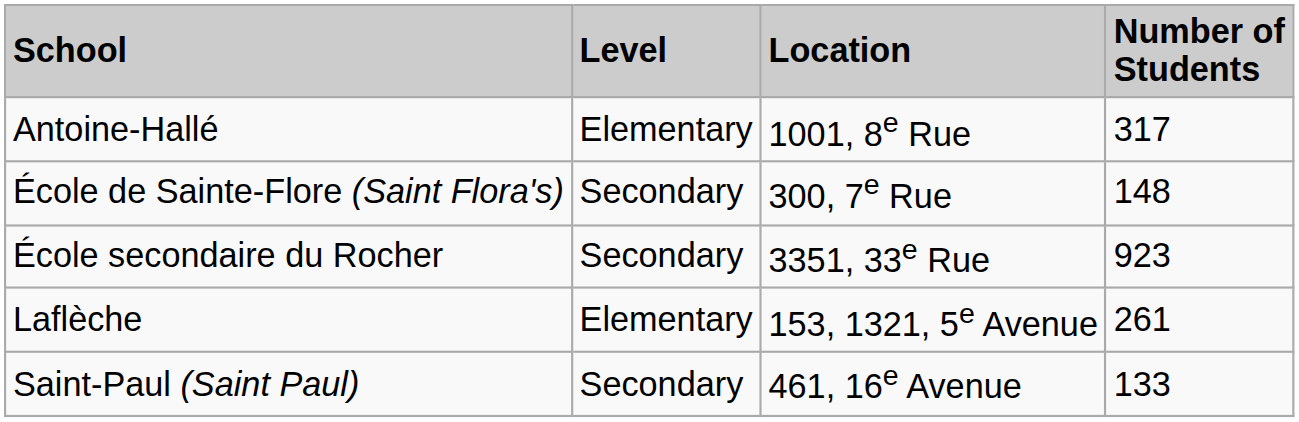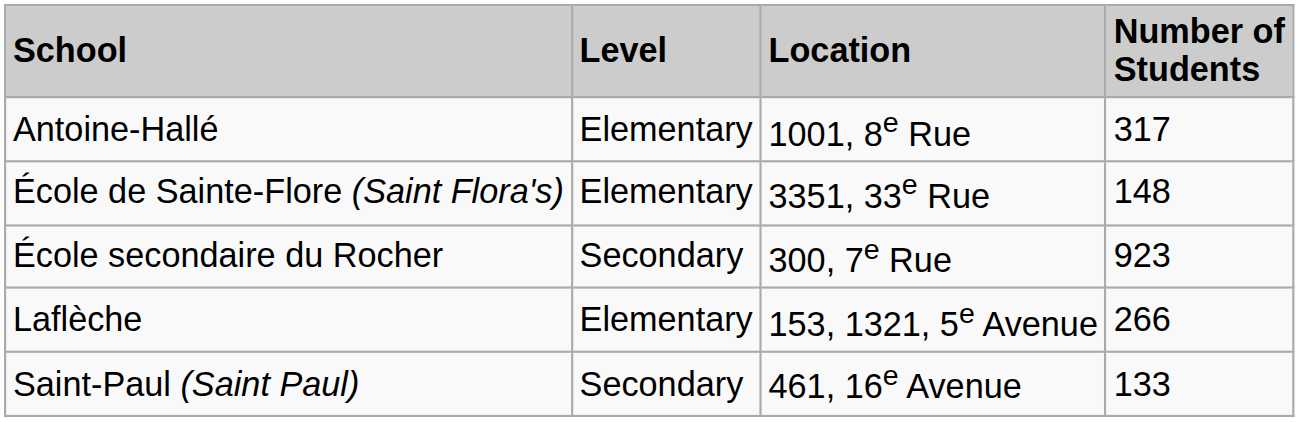(661, 192) Secondary -> (666, 192) Elementary
(860, 192) 300, 7e Rue -> (879, 192) 3351, 33e Rue
(879, 256) 3351, 33e Rue -> (860, 256) 300, 7e Rue
(1142, 319) 261 -> (1142, 319) 266
